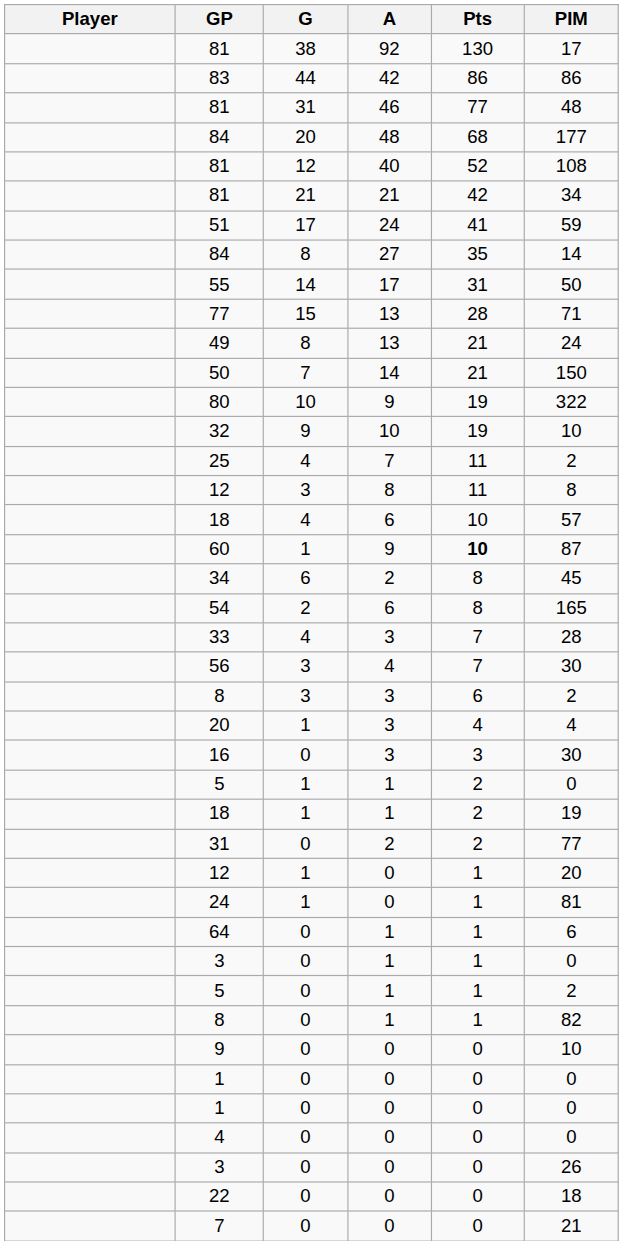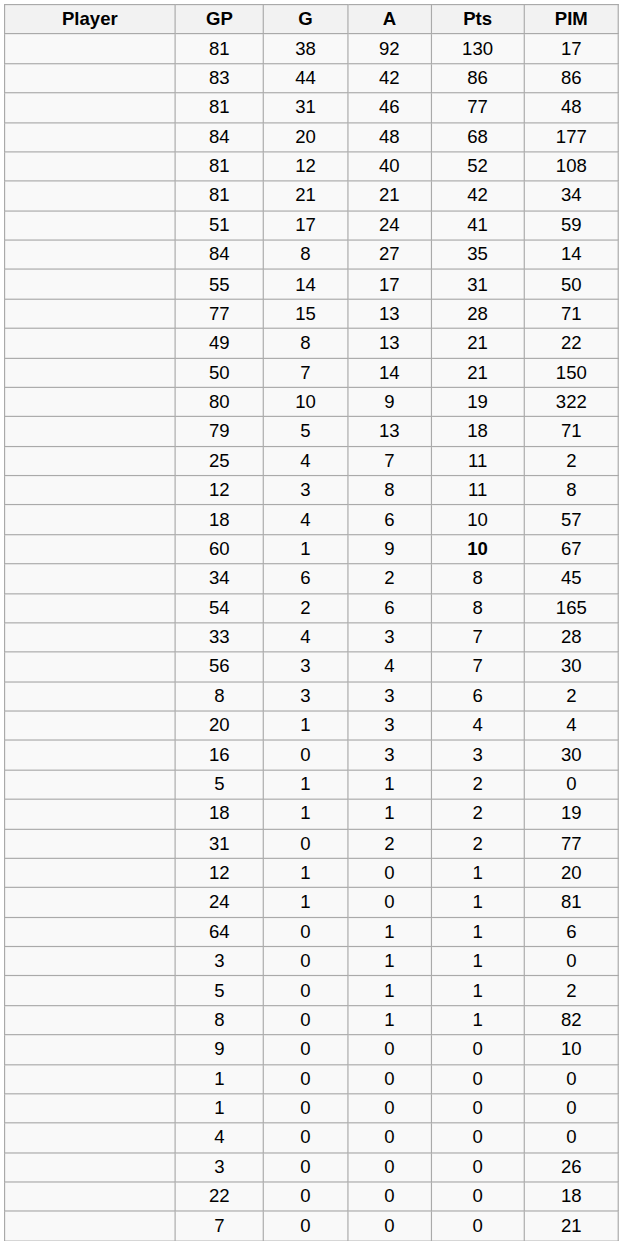(571, 343) 24 -> (571, 343) 22
- row: (219, 431)
+ row: (219, 431)
(571, 549) 87 -> (571, 549) 67
